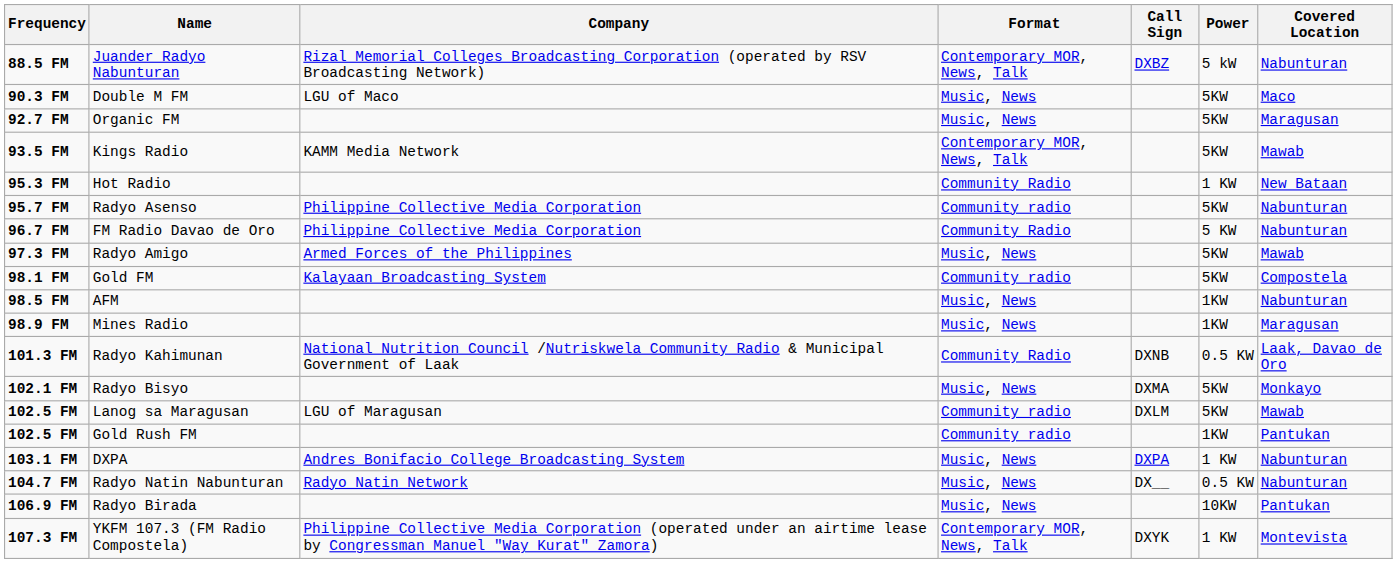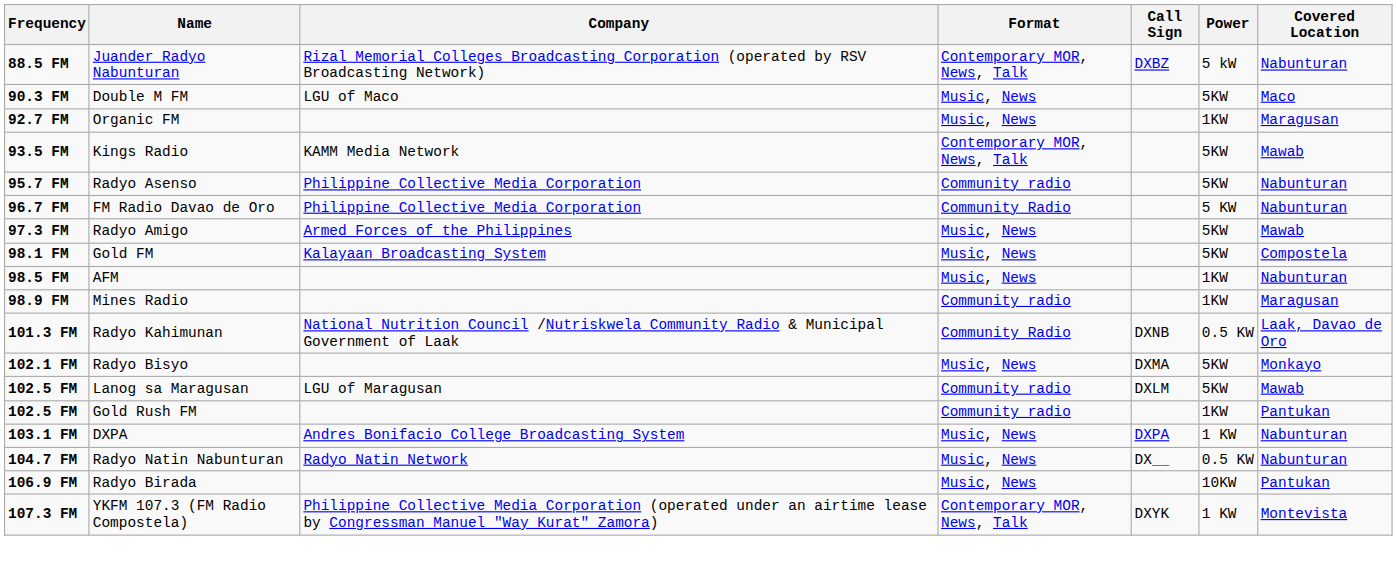(1215, 120) 5KW -> (1215, 120) 1KW
- row: (132, 184)
(1006, 278) Community radio -> (989, 254) Music, News
(989, 325) Music, News -> (1006, 301) Community radio
